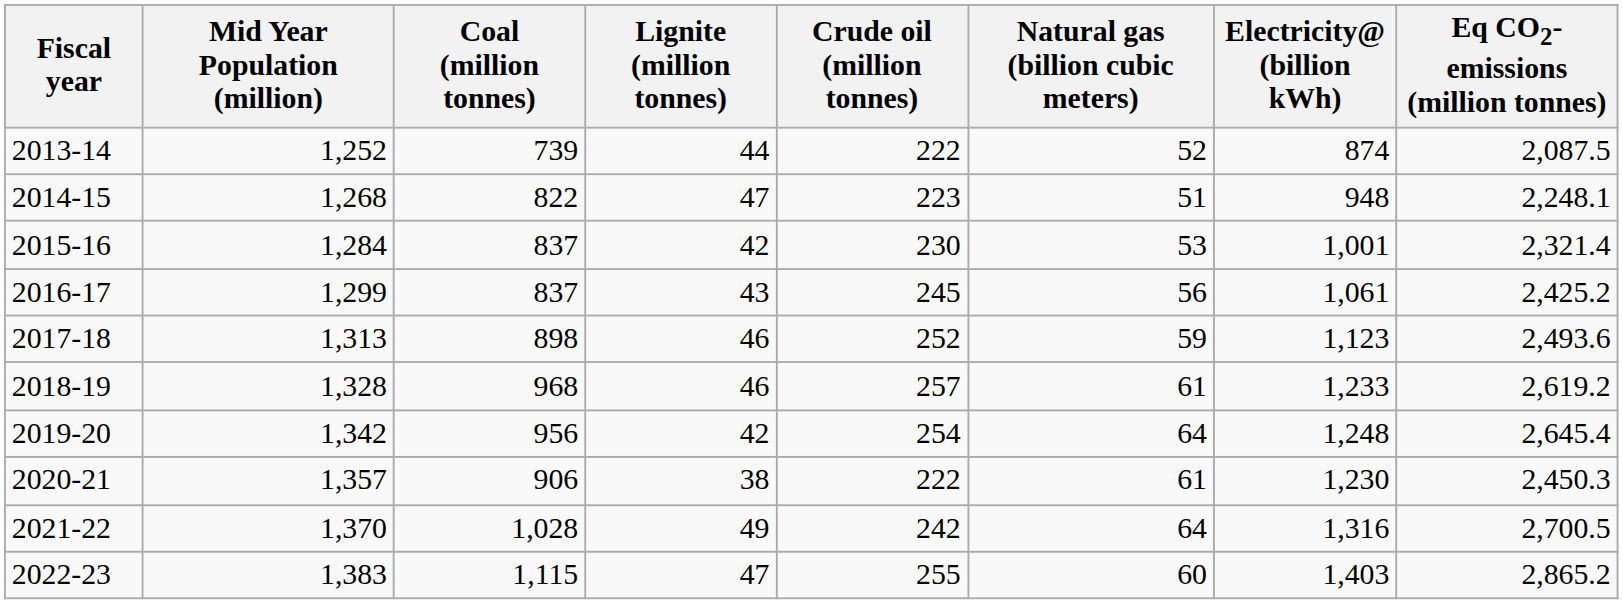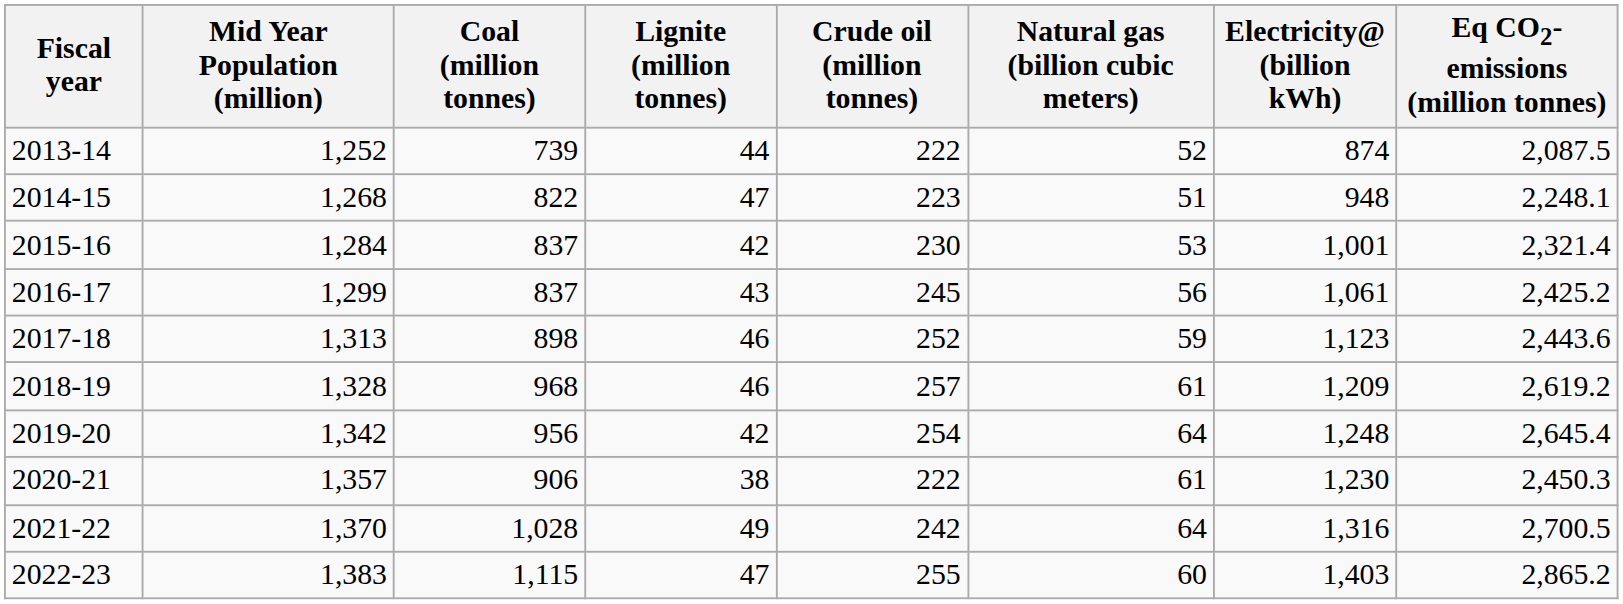(1566, 338) 2,493.6 -> (1566, 338) 2,443.6
(1356, 386) 1,233 -> (1356, 386) 1,209
